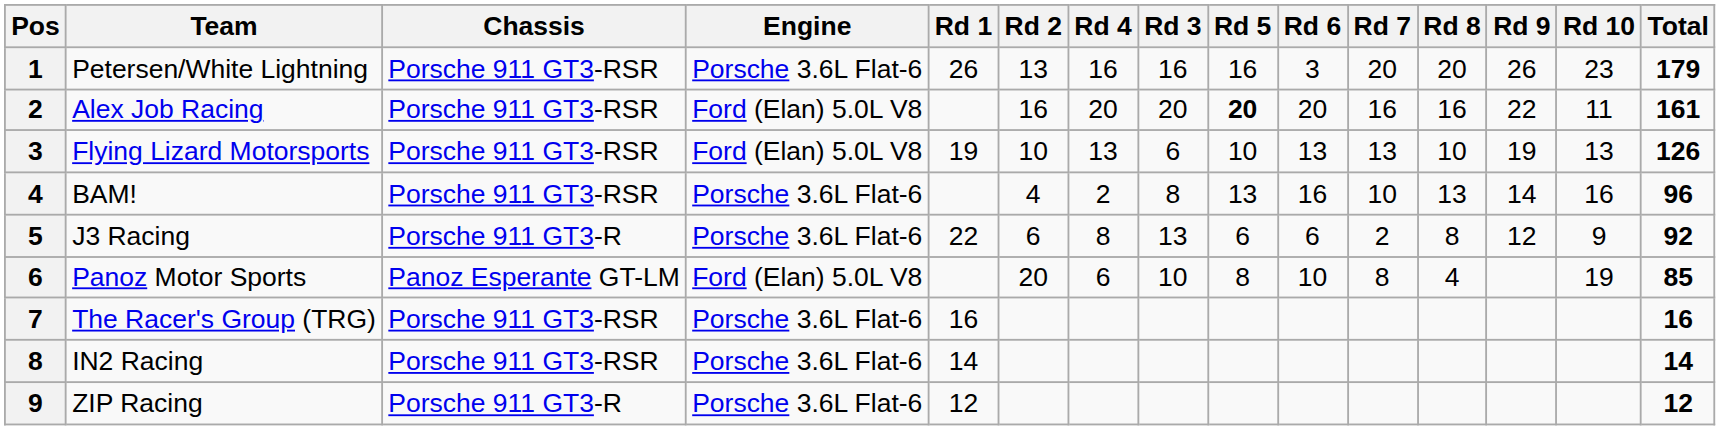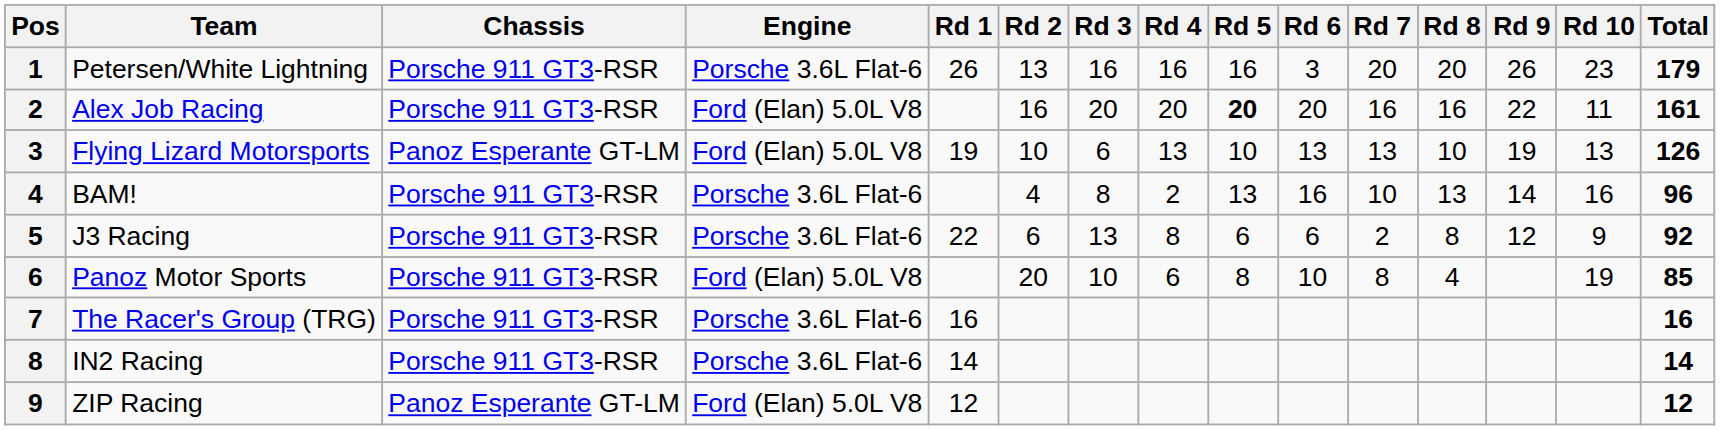columns swapped: (1173, 26) <-> (1103, 26)
(523, 152) Porsche 911 GT3-RSR -> (534, 152) Panoz Esperante GT-LM
(505, 236) Porsche 911 GT3-R -> (523, 236) Porsche 911 GT3-RSR
(534, 277) Panoz Esperante GT-LM -> (523, 277) Porsche 911 GT3-RSR
(505, 403) Porsche 911 GT3-R -> (534, 403) Panoz Esperante GT-LM
(807, 403) Porsche 3.6L Flat-6 -> (807, 403) Ford (Elan) 5.0L V8
